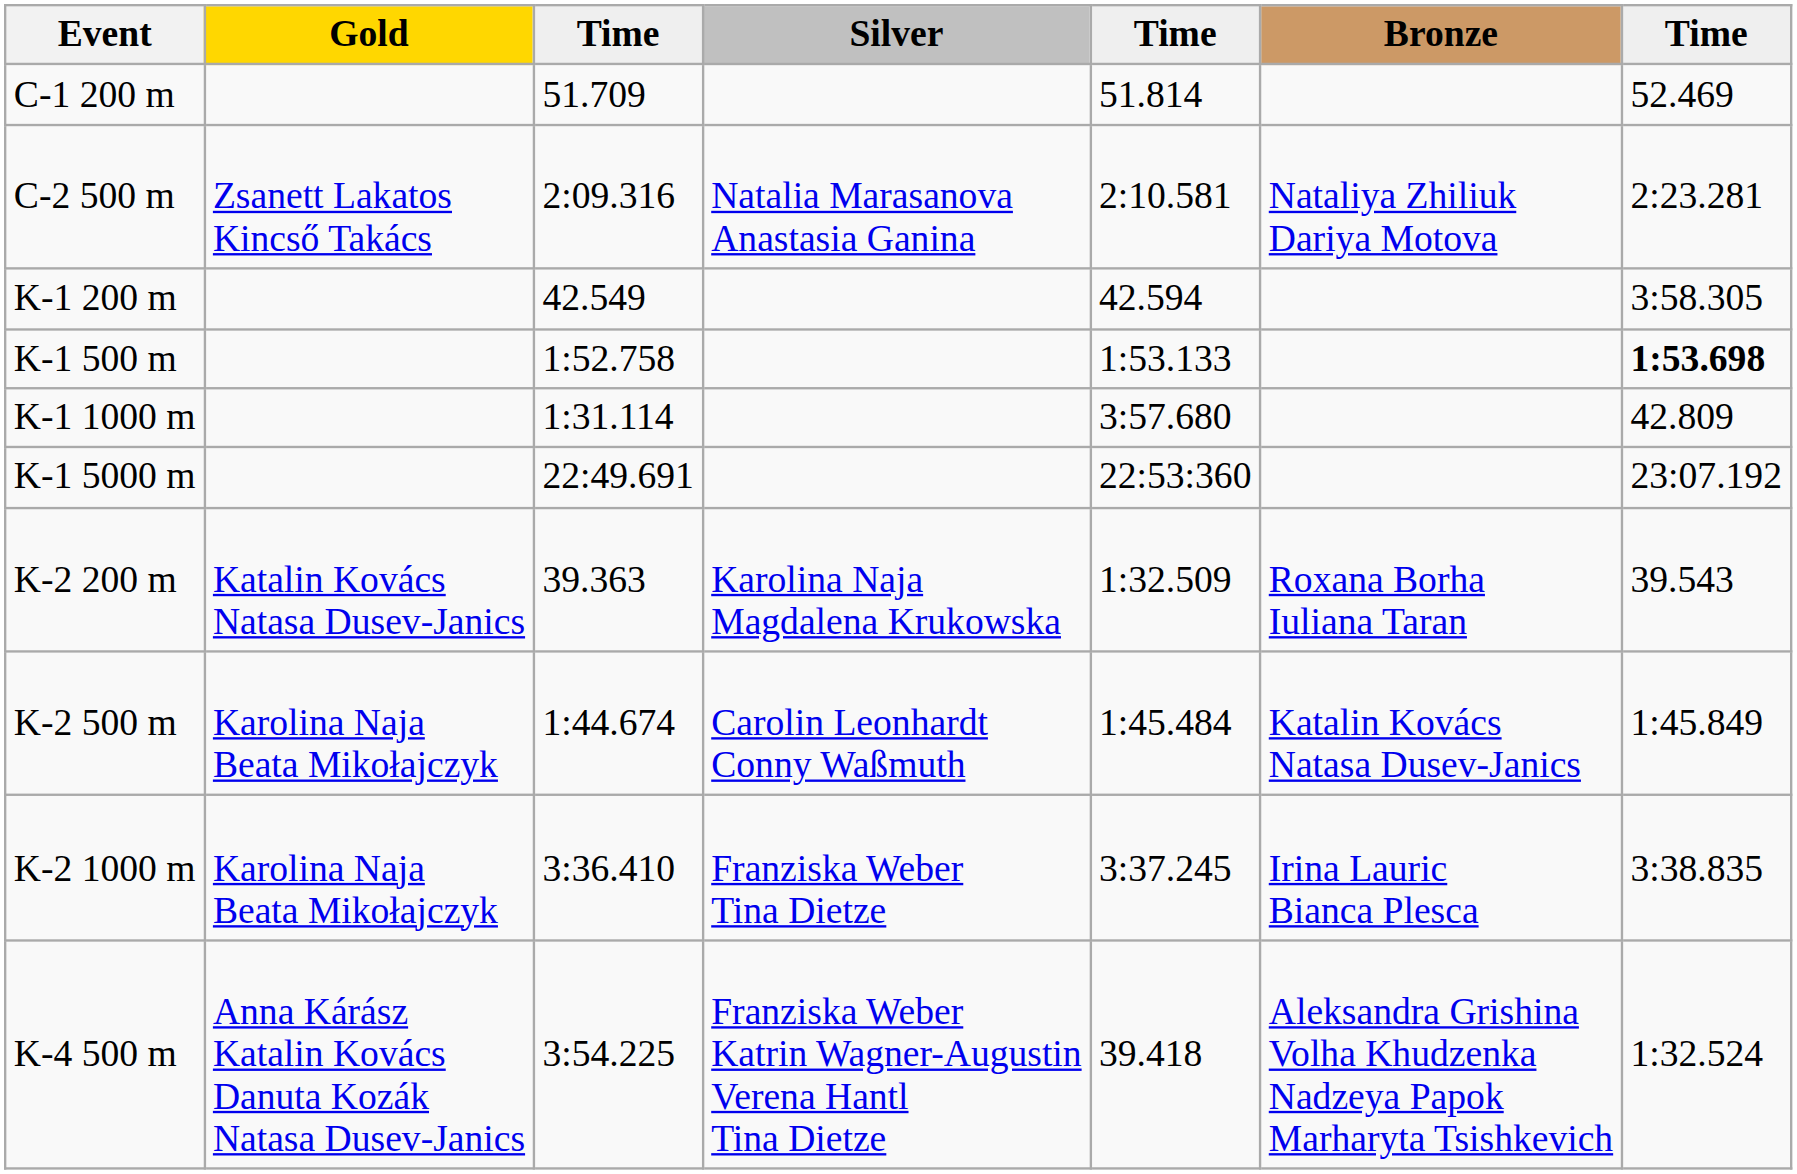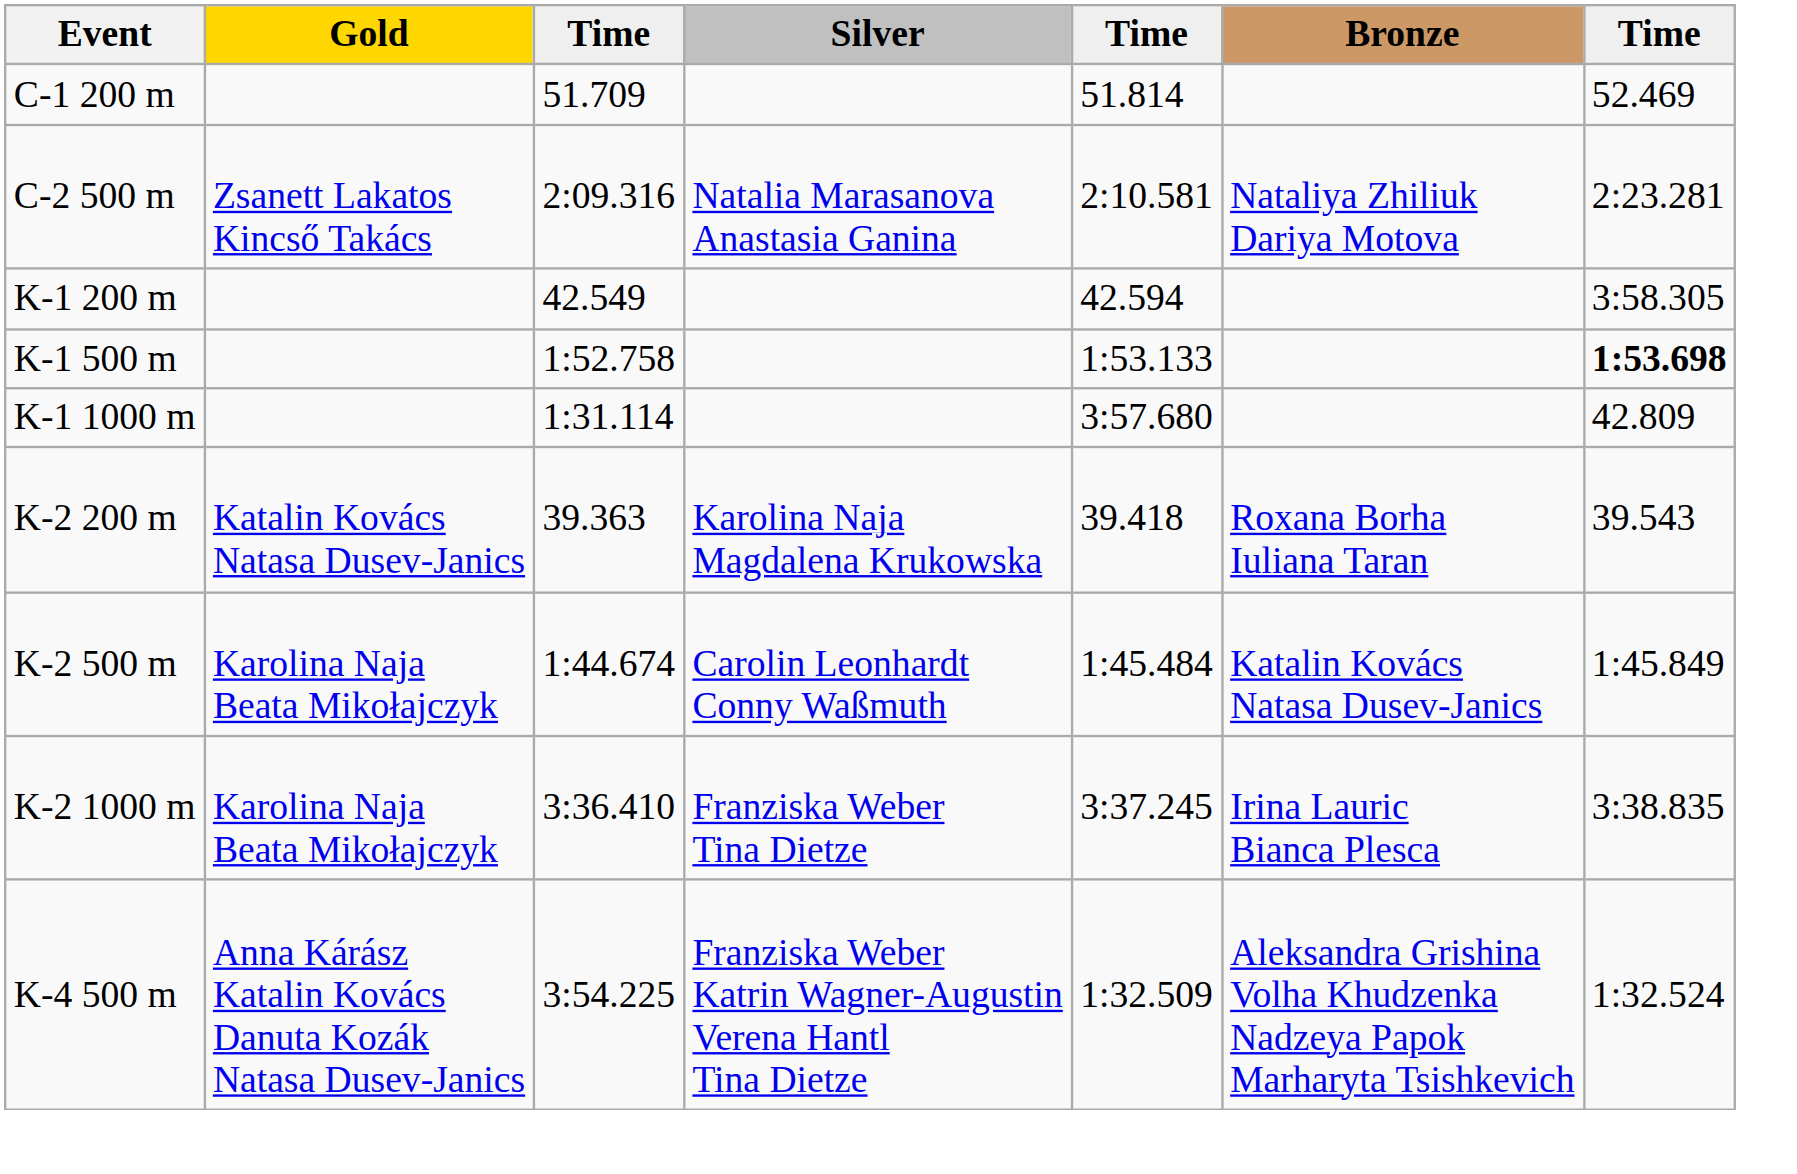- row: (105, 476)
(1165, 578) 1:32.509 -> (1132, 519) 39.418
(1151, 1053) 39.418 -> (1146, 993) 1:32.509
